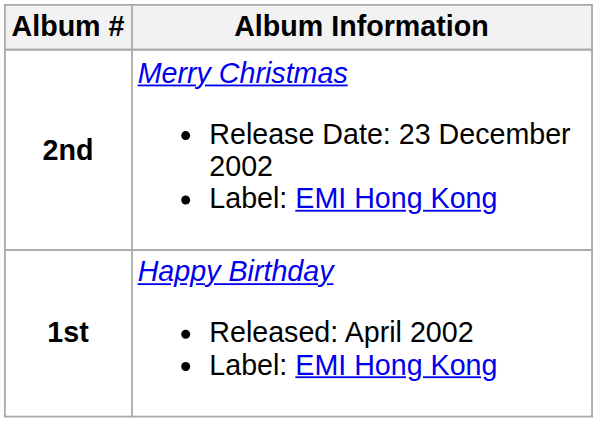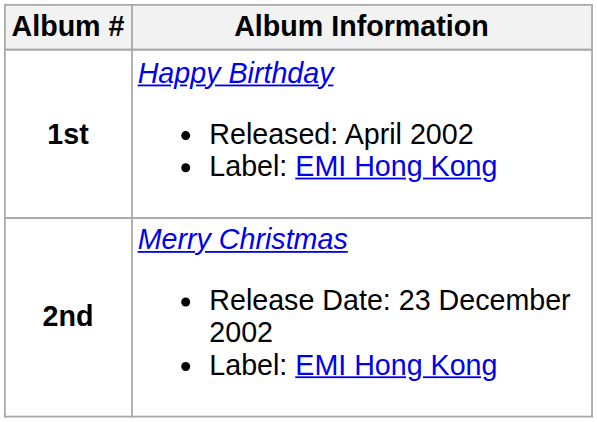rows swapped: (68, 332) <-> (68, 149)
